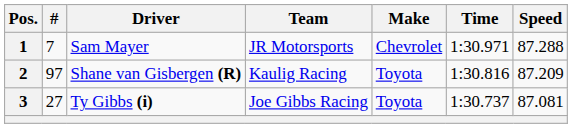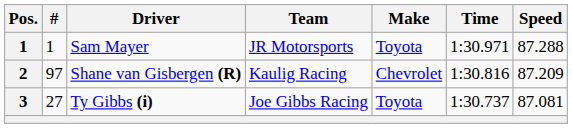(50, 46) 7 -> (50, 46) 1
(409, 46) Chevrolet -> (399, 46) Toyota
(399, 74) Toyota -> (409, 74) Chevrolet
